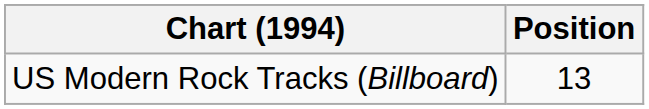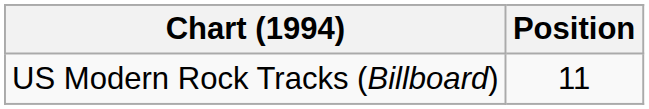(574, 78) 13 -> (574, 78) 11
